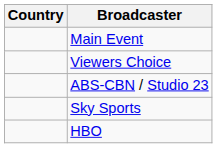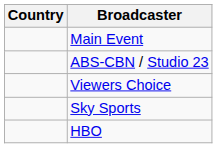rows swapped: (121, 62) <-> (140, 85)
